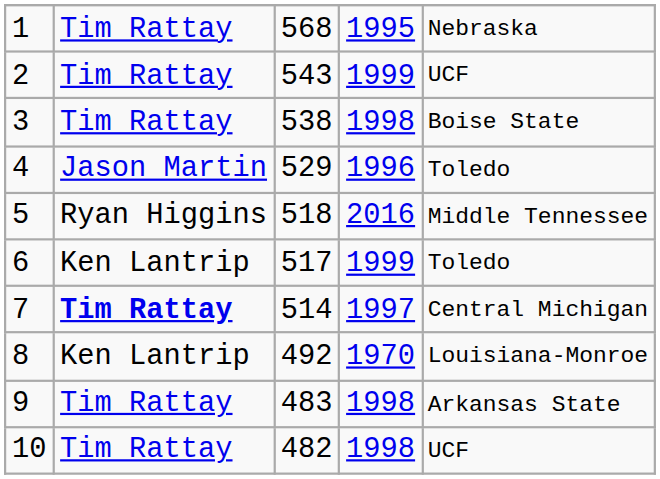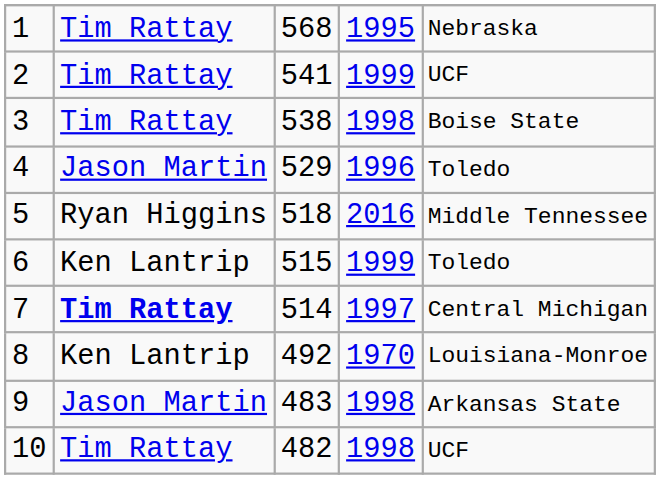(307, 75) 543 -> (307, 75) 541
(307, 263) 517 -> (307, 263) 515
(146, 403) Tim Rattay -> (164, 403) Jason Martin
